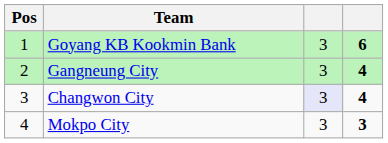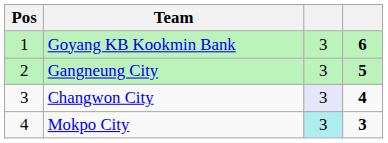(362, 71) 4 -> (362, 71) 5
(323, 124) no background -> (323, 124) paleturquoise background
